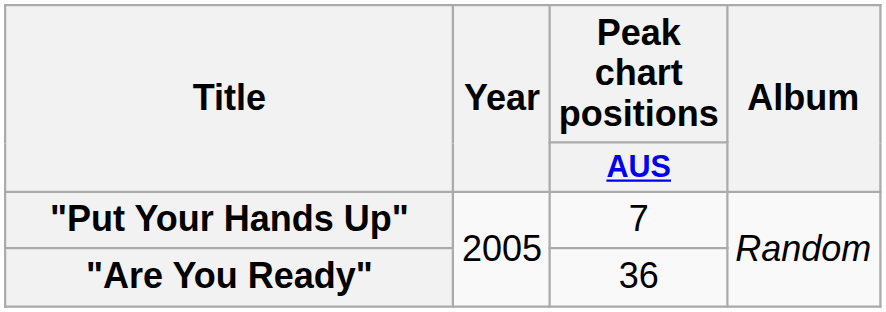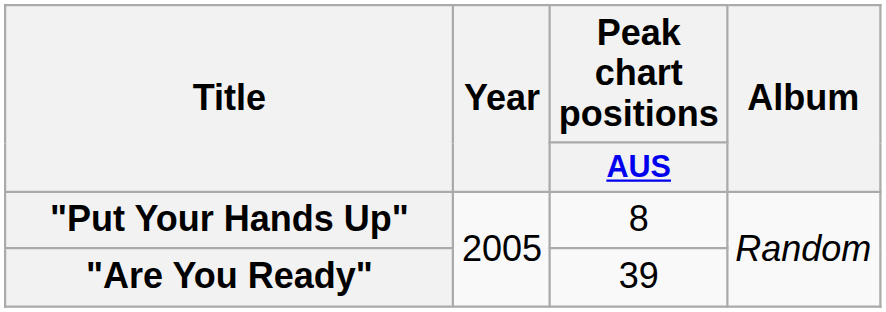(639, 219) 7 -> (639, 219) 8
(639, 276) 36 -> (639, 276) 39
